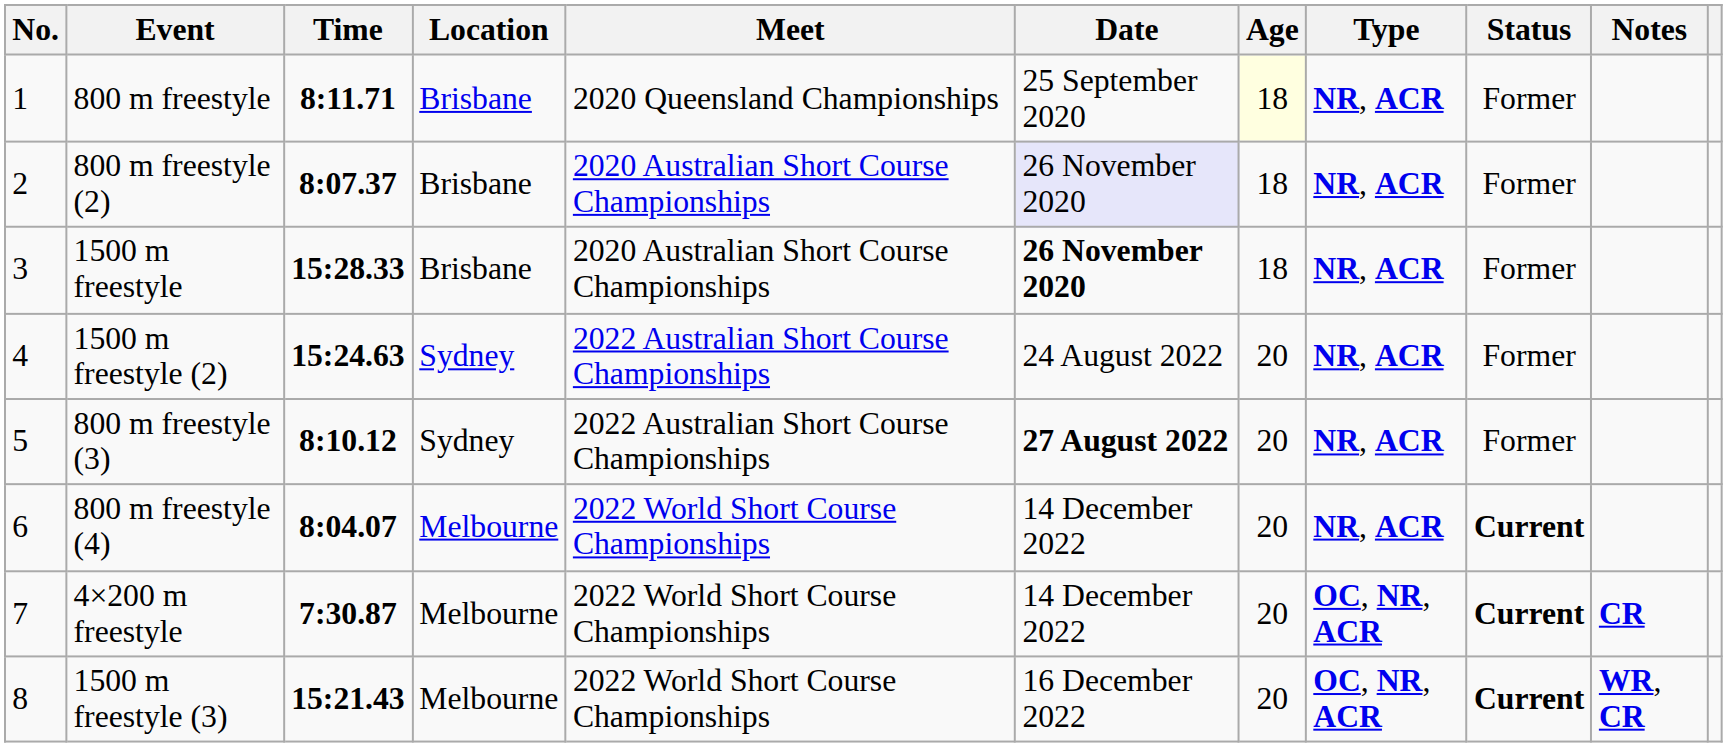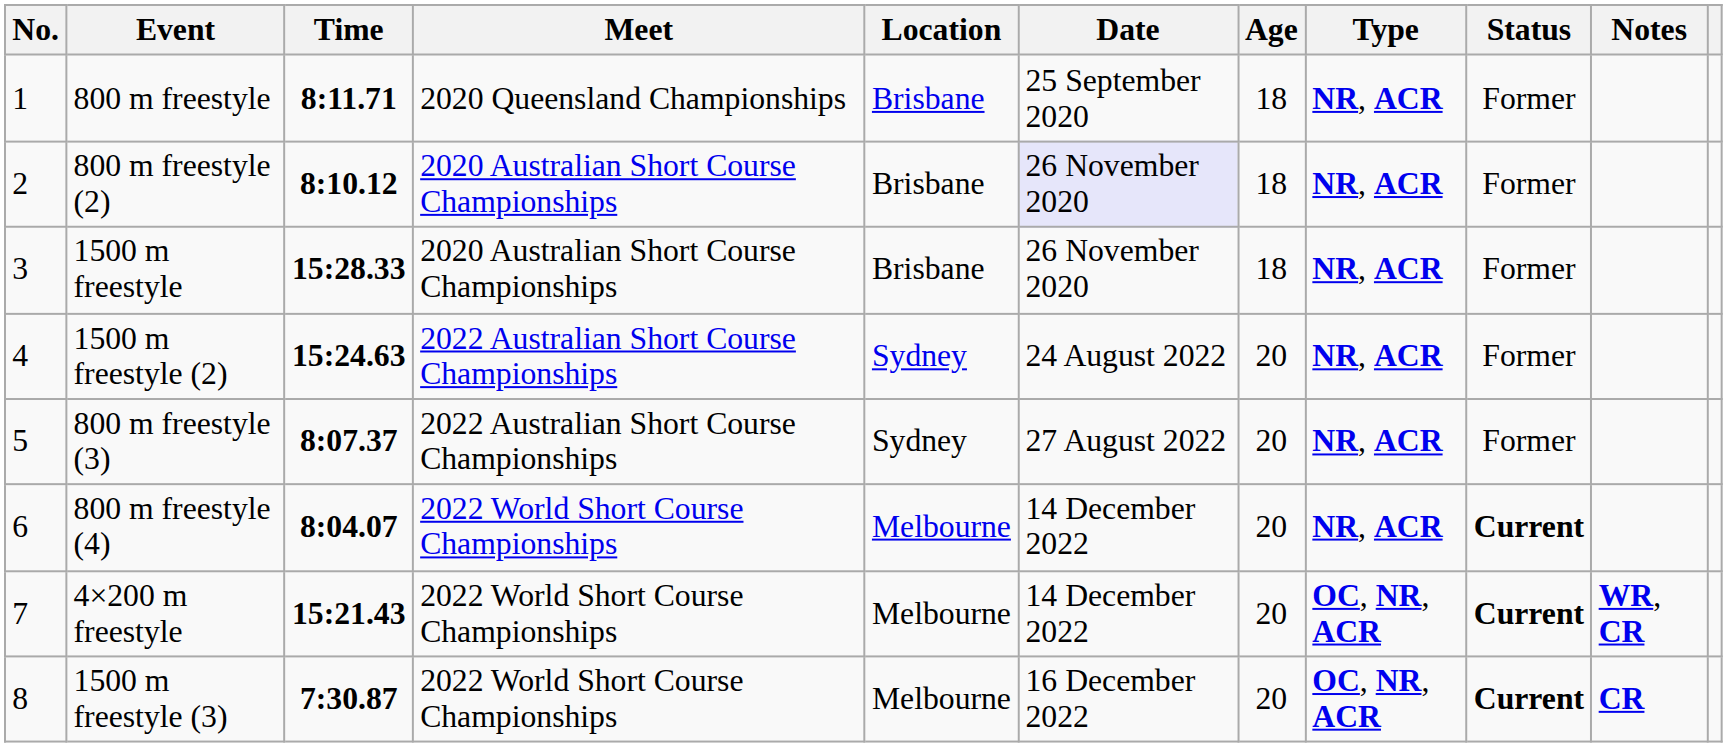columns swapped: (790, 29) <-> (489, 29)
(1272, 97) lightyellow background -> (1271, 97) no background
(348, 183) 8:07.37 -> (349, 183) 8:10.12
(1112, 269) bold -> (1112, 269) normal
(348, 441) 8:10.12 -> (349, 441) 8:07.37
(1125, 441) bold -> (1126, 441) normal
(348, 612) 7:30.87 -> (349, 612) 15:21.43
(1622, 612) CR -> (1630, 612) WR, CR
(348, 698) 15:21.43 -> (349, 698) 7:30.87
(1630, 698) WR, CR -> (1622, 698) CR
